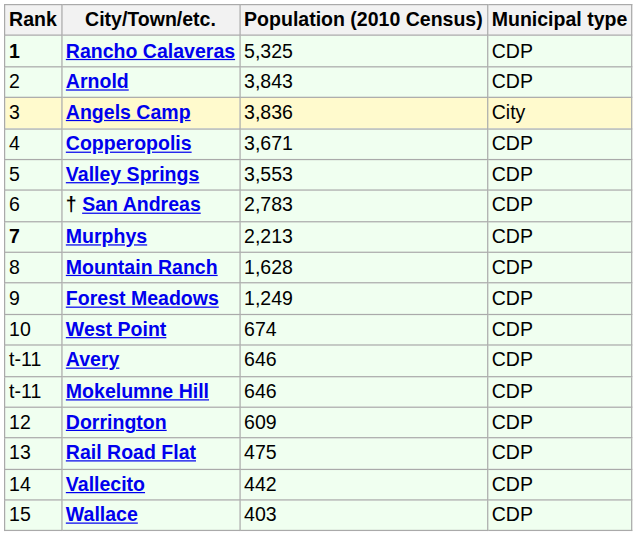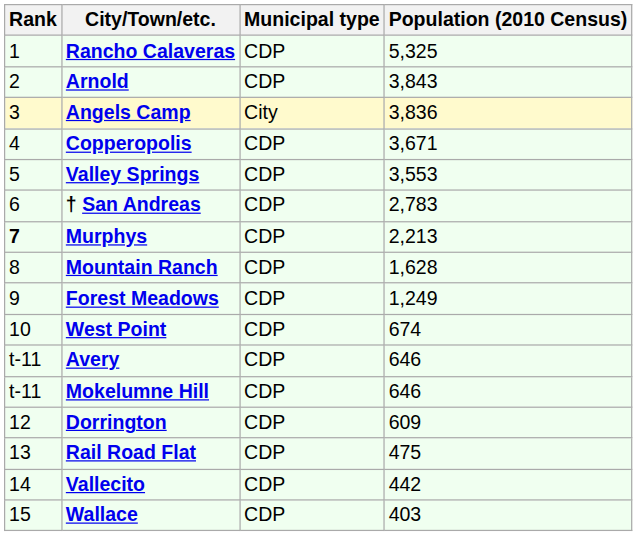columns swapped: (560, 19) <-> (363, 19)
(15, 50) bold -> (15, 50) normal
